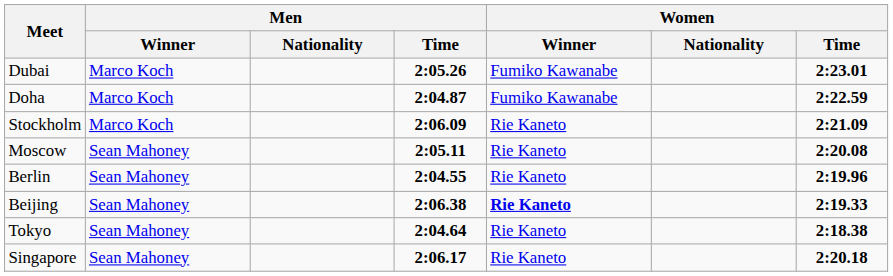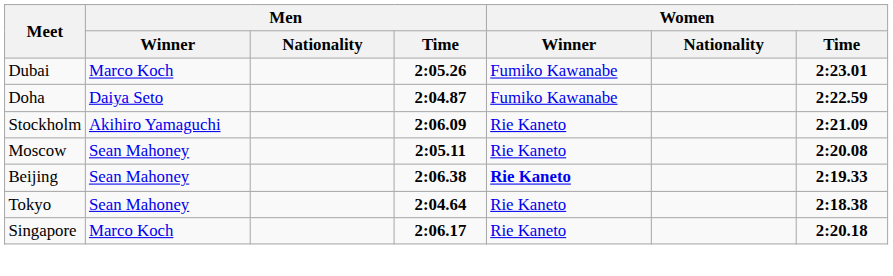(131, 97) Marco Koch -> (126, 97) Daiya Seto
(131, 124) Marco Koch -> (155, 124) Akihiro Yamaguchi
- row: (29, 177)
(139, 257) Sean Mahoney -> (131, 230) Marco Koch
